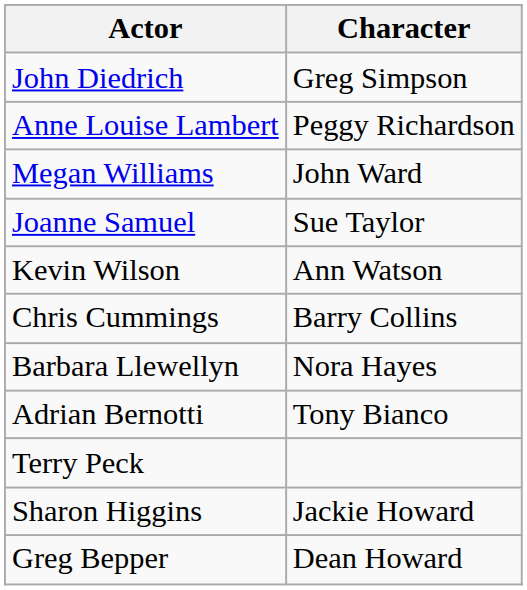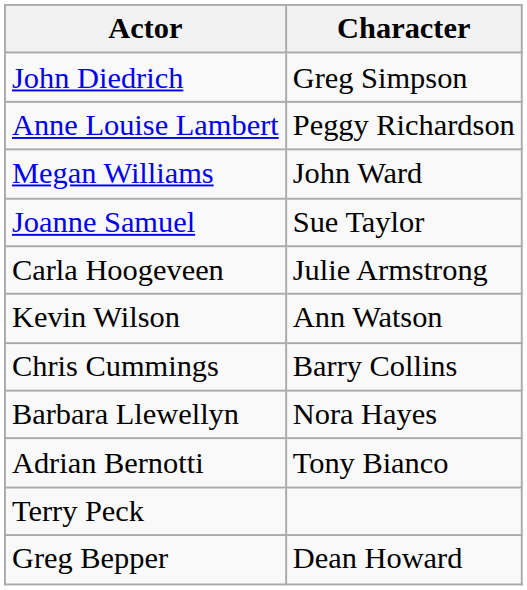+ row: (118, 269)
- row: (107, 510)
